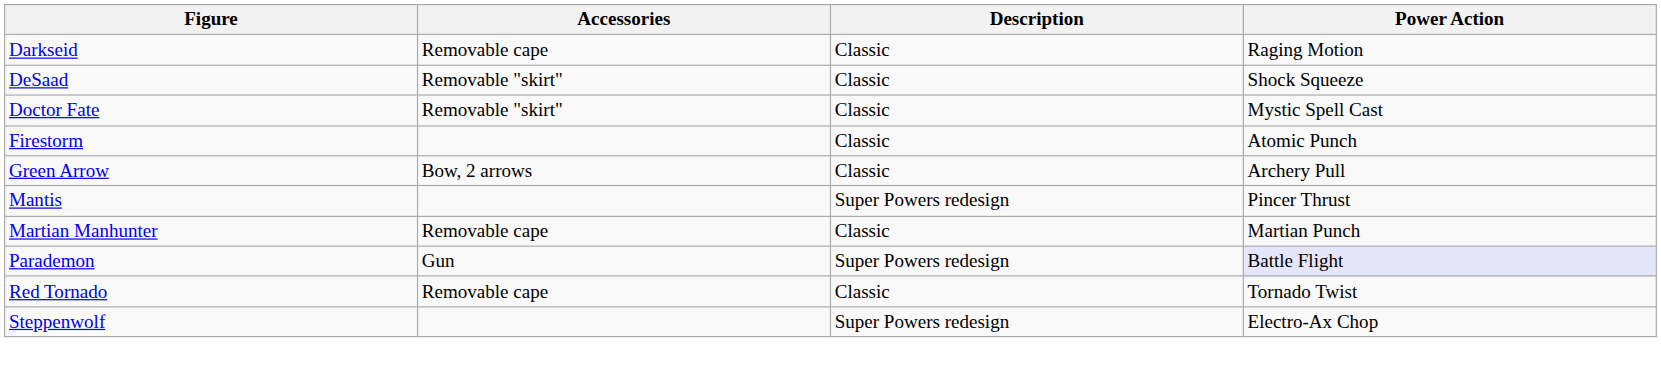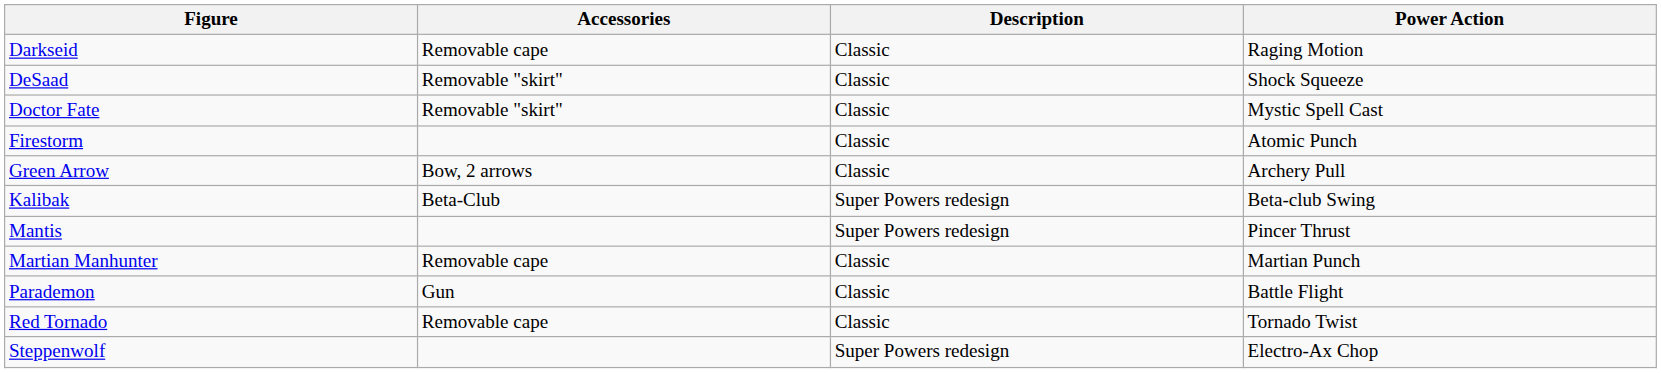+ row: (39, 200)
(922, 261) Super Powers redesign -> (862, 291) Classic
(1295, 261) lavender background -> (1295, 291) no background
